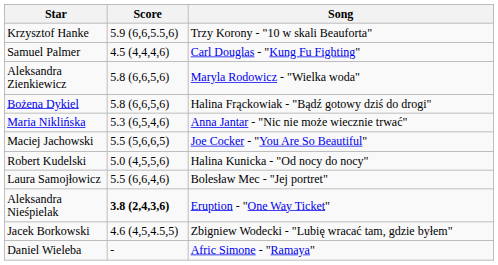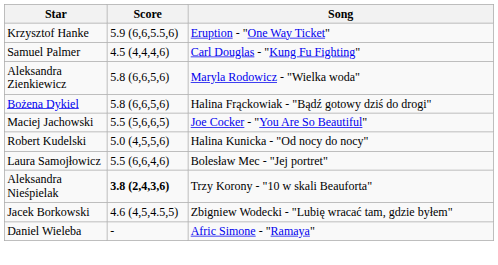(281, 33) Trzy Korony - "10 w skali Beauforta" -> (260, 33) Eruption - "One Way Ticket"
- row: (46, 122)
(260, 205) Eruption - "One Way Ticket" -> (281, 186) Trzy Korony - "10 w skali Beauforta"
